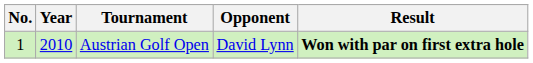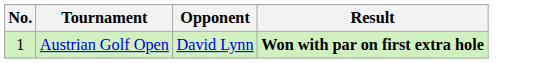- column: (56, 18)
